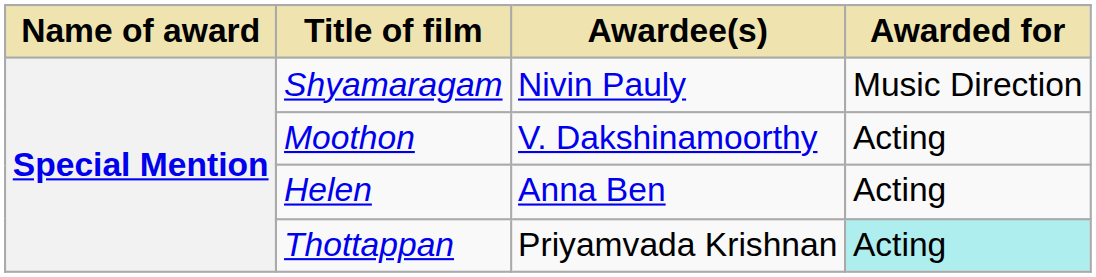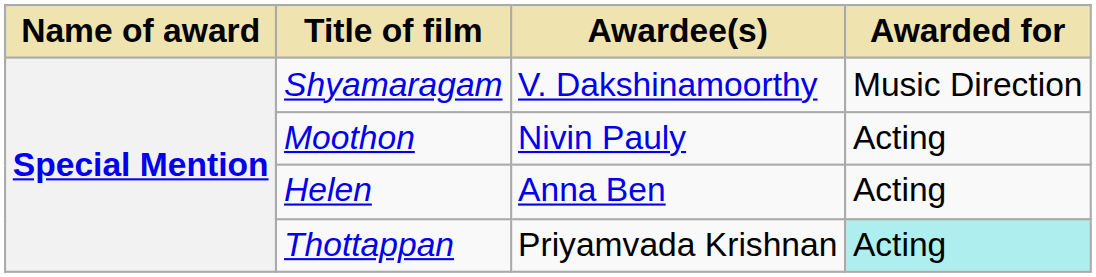(602, 84) Nivin Pauly -> (668, 84) V. Dakshinamoorthy
(668, 137) V. Dakshinamoorthy -> (602, 137) Nivin Pauly
